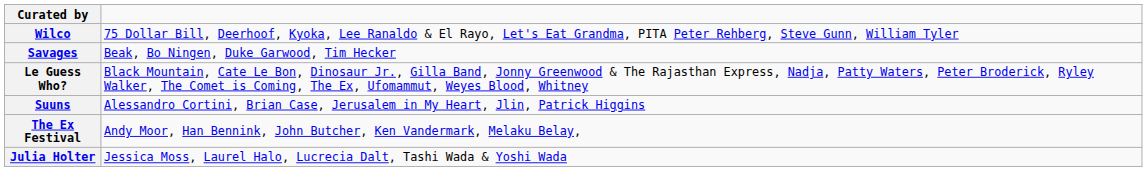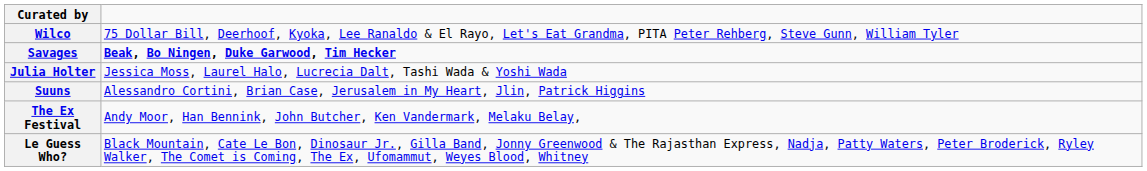(250, 53) normal -> (250, 53) bold
rows swapped: (53, 157) <-> (53, 79)
